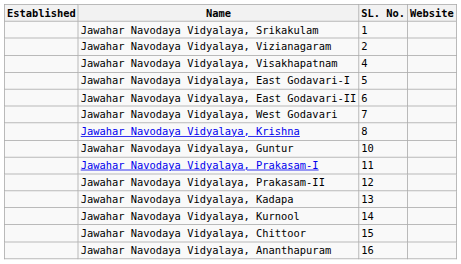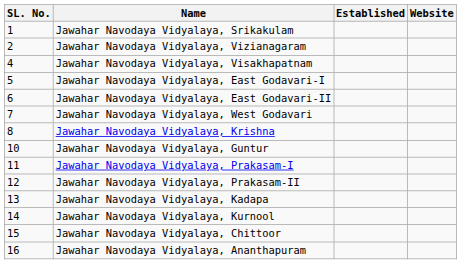columns swapped: (383, 13) <-> (41, 13)
